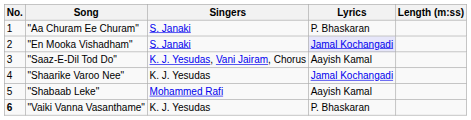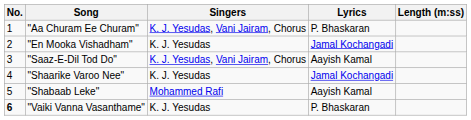(170, 28) S. Janaki -> (228, 28) K. J. Yesudas, Vani Jairam, Chorus
(170, 44) S. Janaki -> (180, 44) K. J. Yesudas
(352, 44) lavender background -> (352, 44) no background
